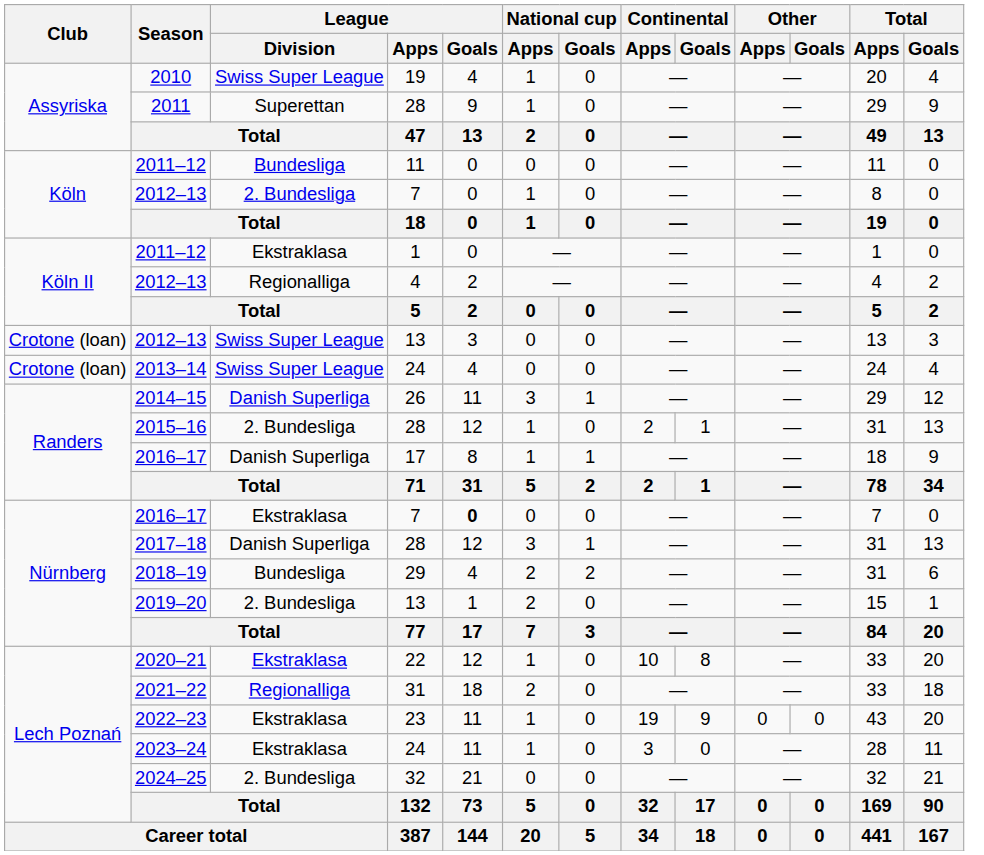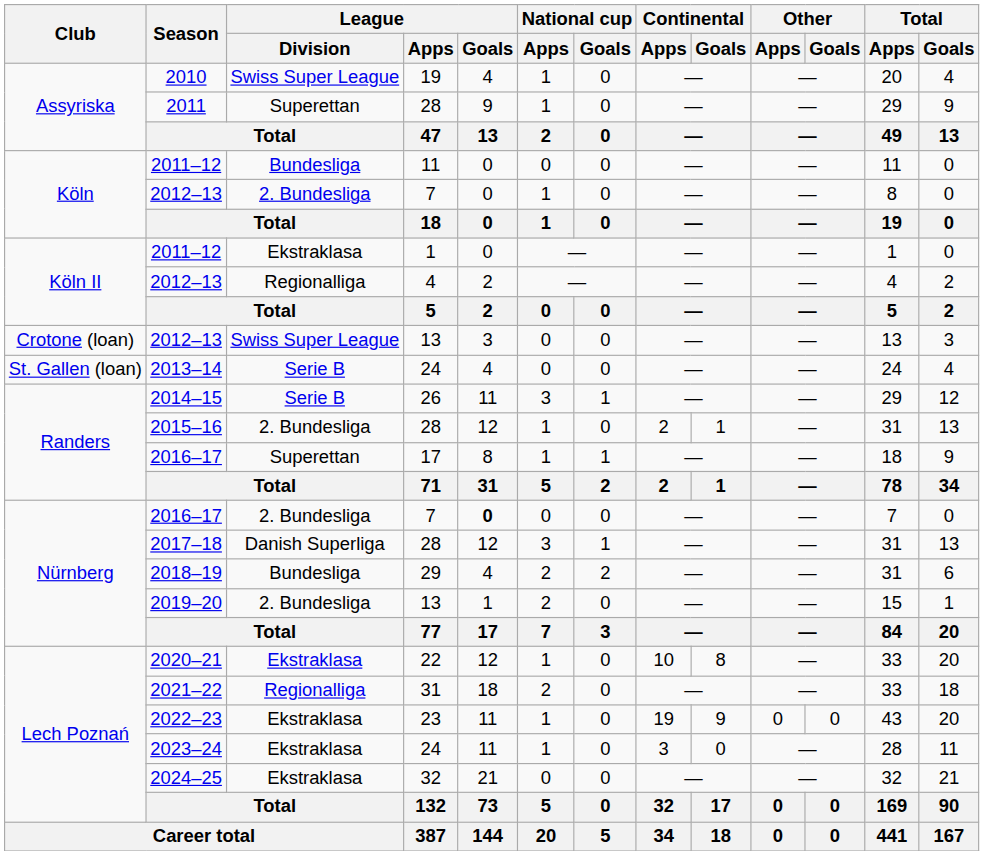(68, 369) Crotone (loan) -> (75, 369) St. Gallen (loan)
(299, 369) Swiss Super League -> (315, 369) Serie B
(299, 398) Danish Superliga -> (315, 398) Serie B
(299, 456) Danish Superliga -> (315, 456) Superettan
(299, 515) Ekstraklasa -> (315, 515) 2. Bundesliga
(299, 777) 2. Bundesliga -> (315, 777) Ekstraklasa
